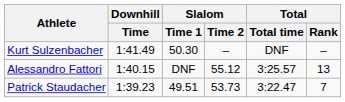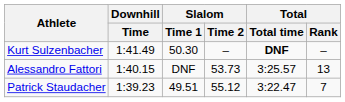(277, 51) normal -> (277, 51) bold
(226, 69) 55.12 -> (226, 69) 53.73
(226, 88) 53.73 -> (226, 88) 55.12
